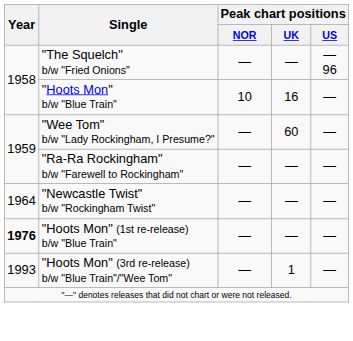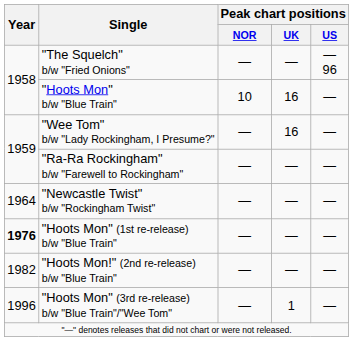(291, 131) 60 -> (291, 131) 16
+ row: (119, 270)
(22, 270) 1993 -> (22, 305) 1996
